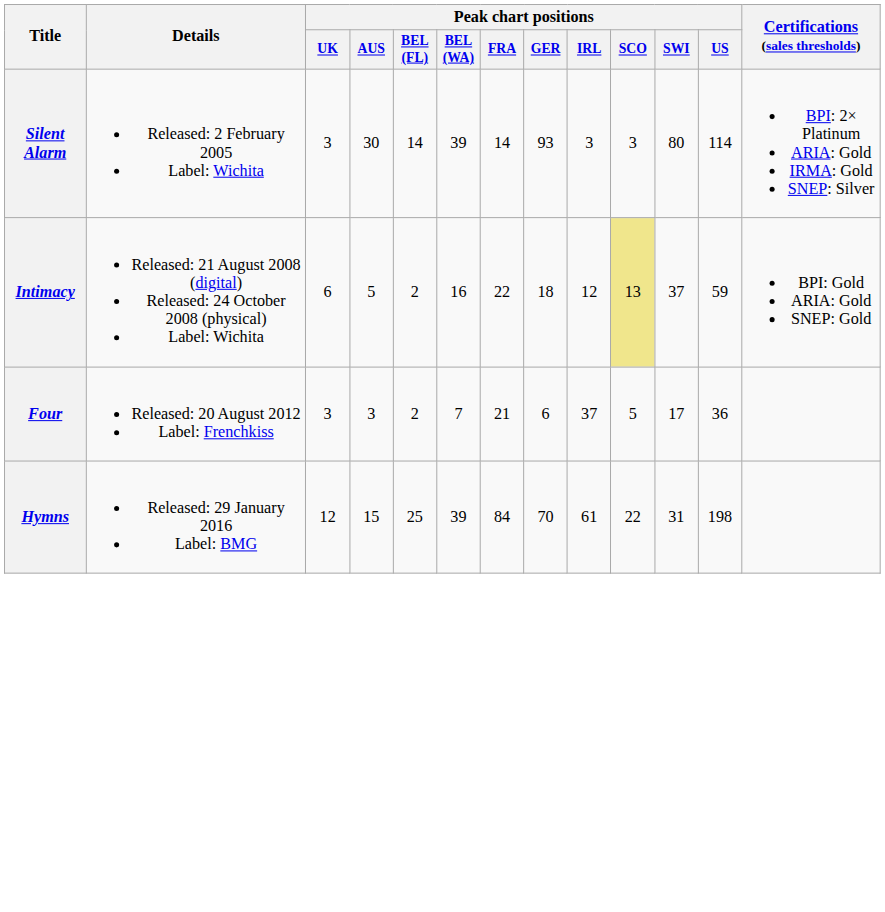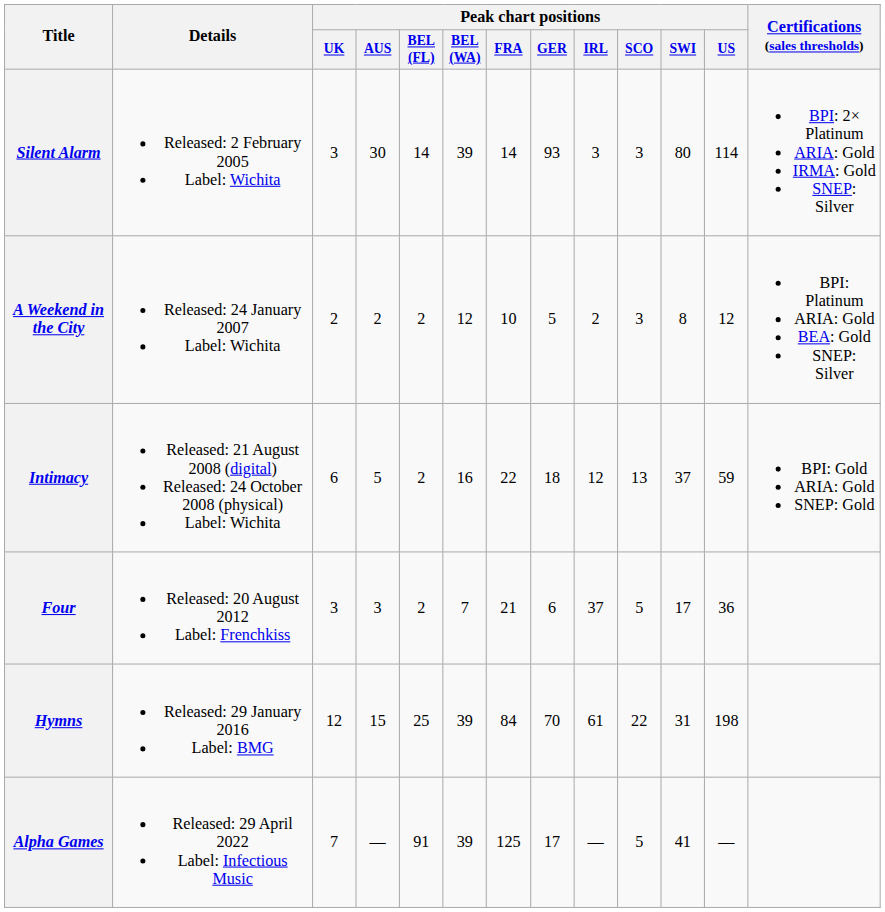+ row: (59, 319)
(633, 292) khaki background -> (639, 477) no background
+ row: (59, 842)
